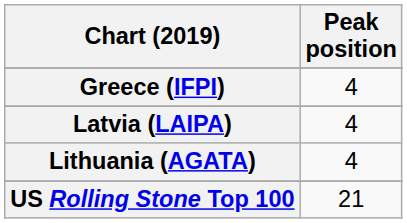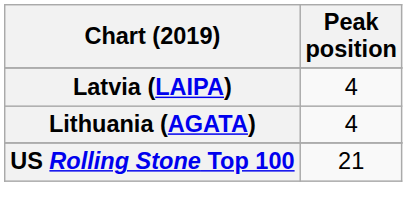- row: (152, 86)
